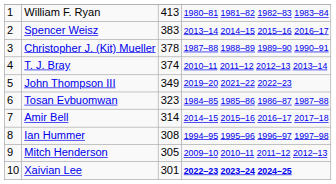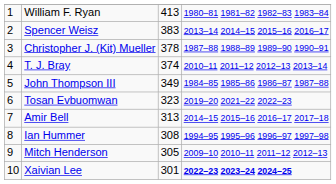(238, 83) 2019–20 2021–22 2022–23 -> (256, 83) 1984–85 1985–86 1986–87 1987–88
(256, 101) 1984–85 1985–86 1986–87 1987–88 -> (238, 101) 2019–20 2021–22 2022–23
(170, 118) 314 -> (170, 118) 313
